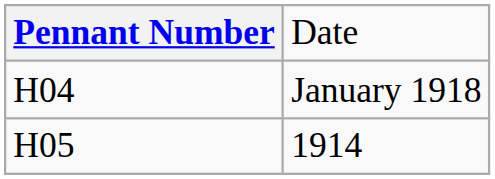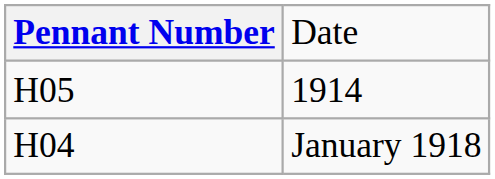rows swapped: (327, 145) <-> (386, 88)
